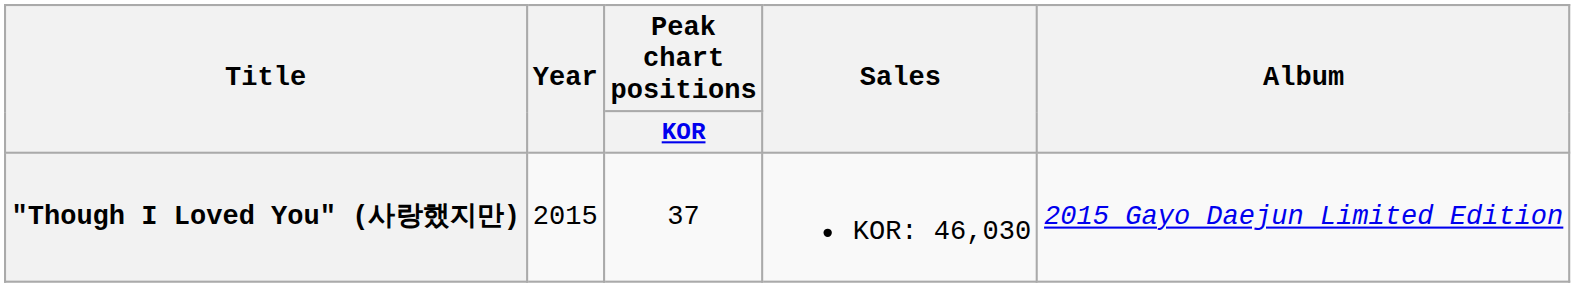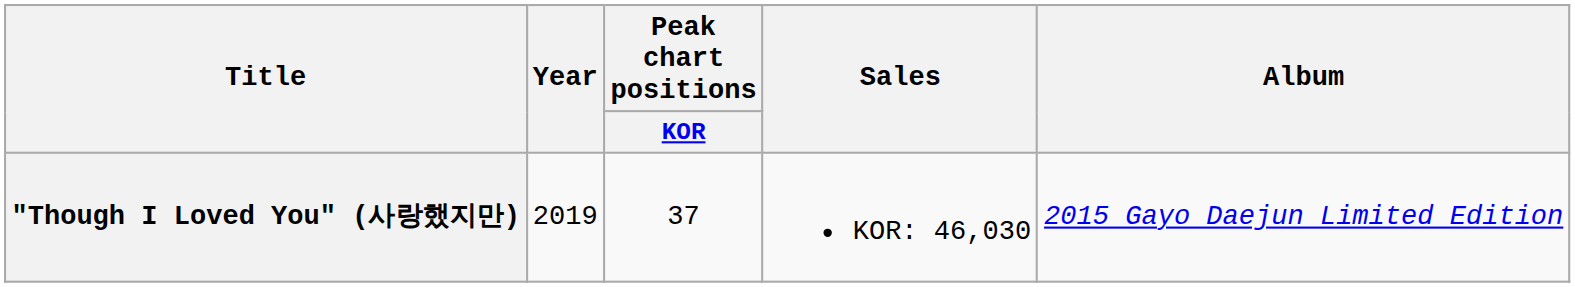(565, 217) 2015 -> (565, 217) 2019
